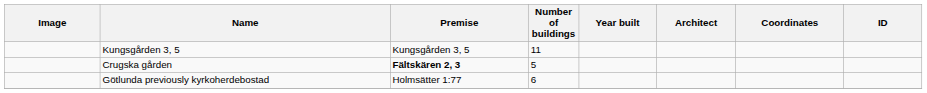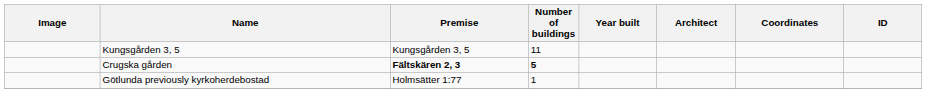(533, 65) normal -> (533, 65) bold
(533, 80) 6 -> (533, 80) 1
